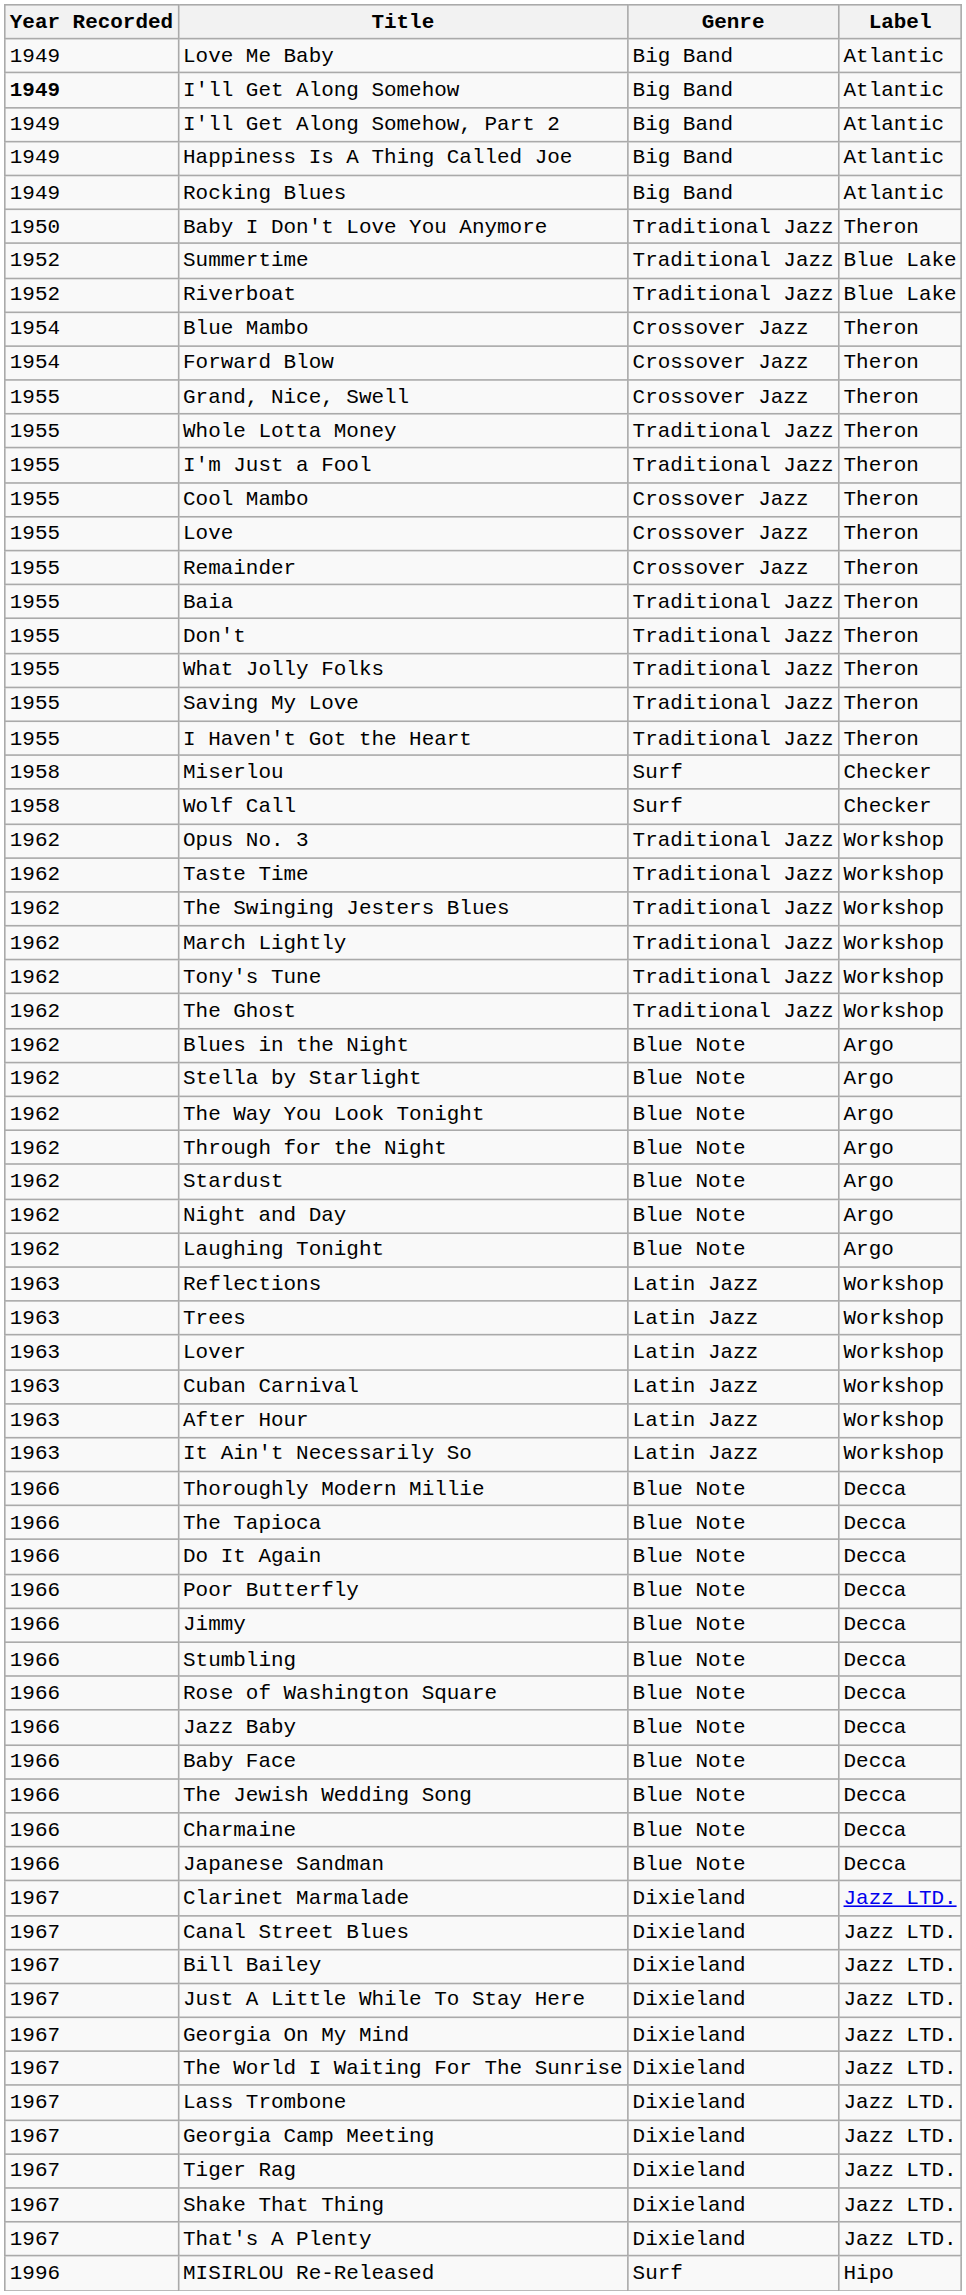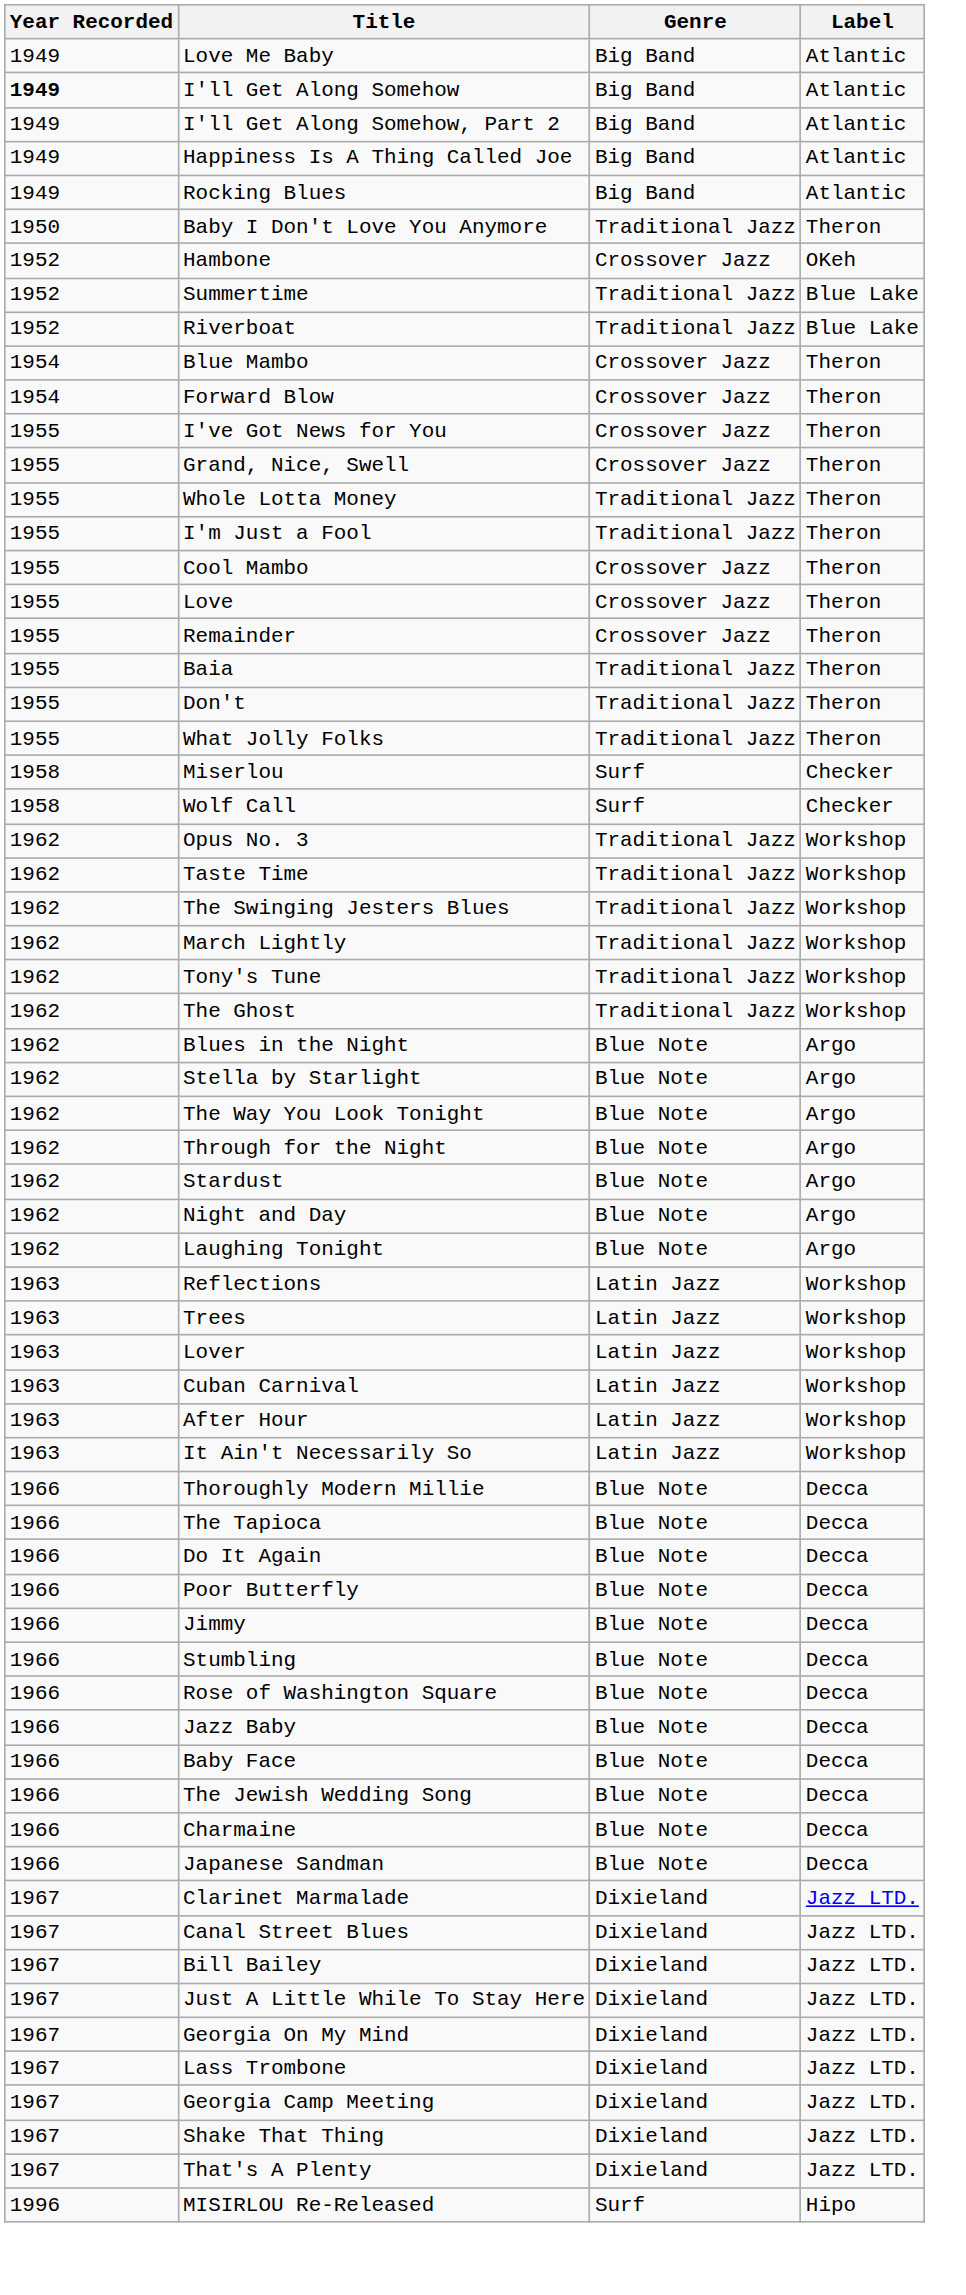+ row: (227, 261)
+ row: (315, 431)
- row: (271, 704)
- row: (327, 738)
- row: (403, 2069)
- row: (240, 2171)
